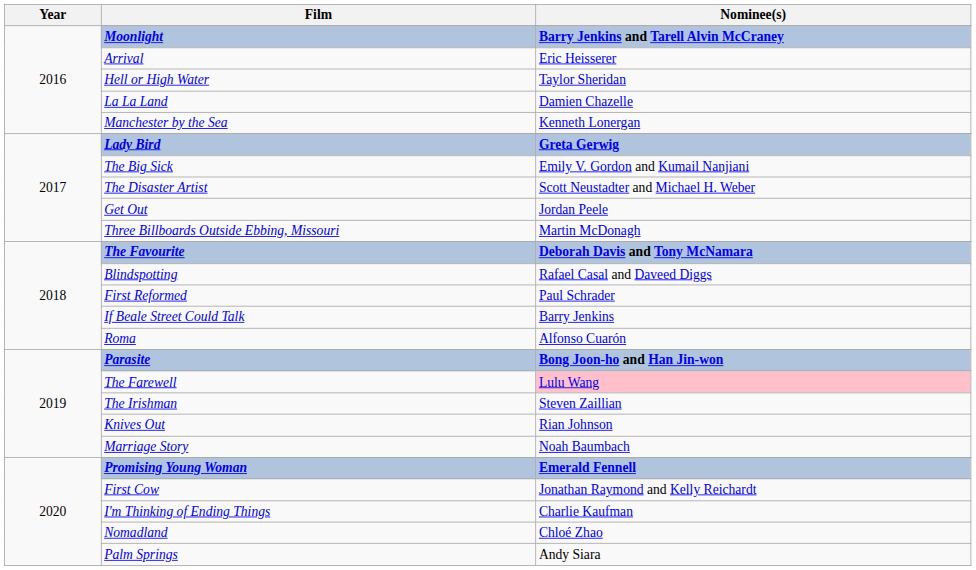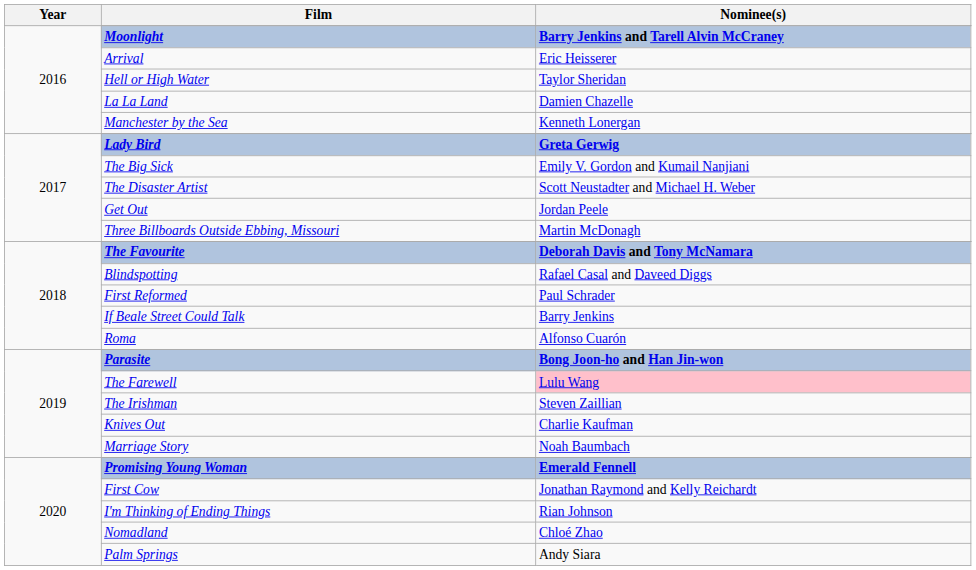(576, 425) Rian Johnson -> (586, 425) Charlie Kaufman
(586, 511) Charlie Kaufman -> (576, 511) Rian Johnson
